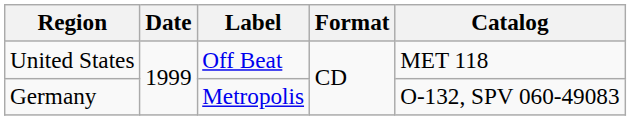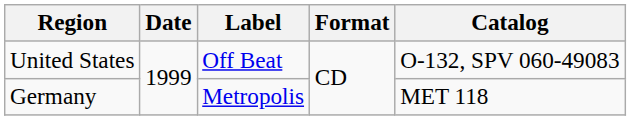(444, 59) MET 118 -> (510, 59) O-132, SPV 060-49083
(510, 96) O-132, SPV 060-49083 -> (444, 96) MET 118
